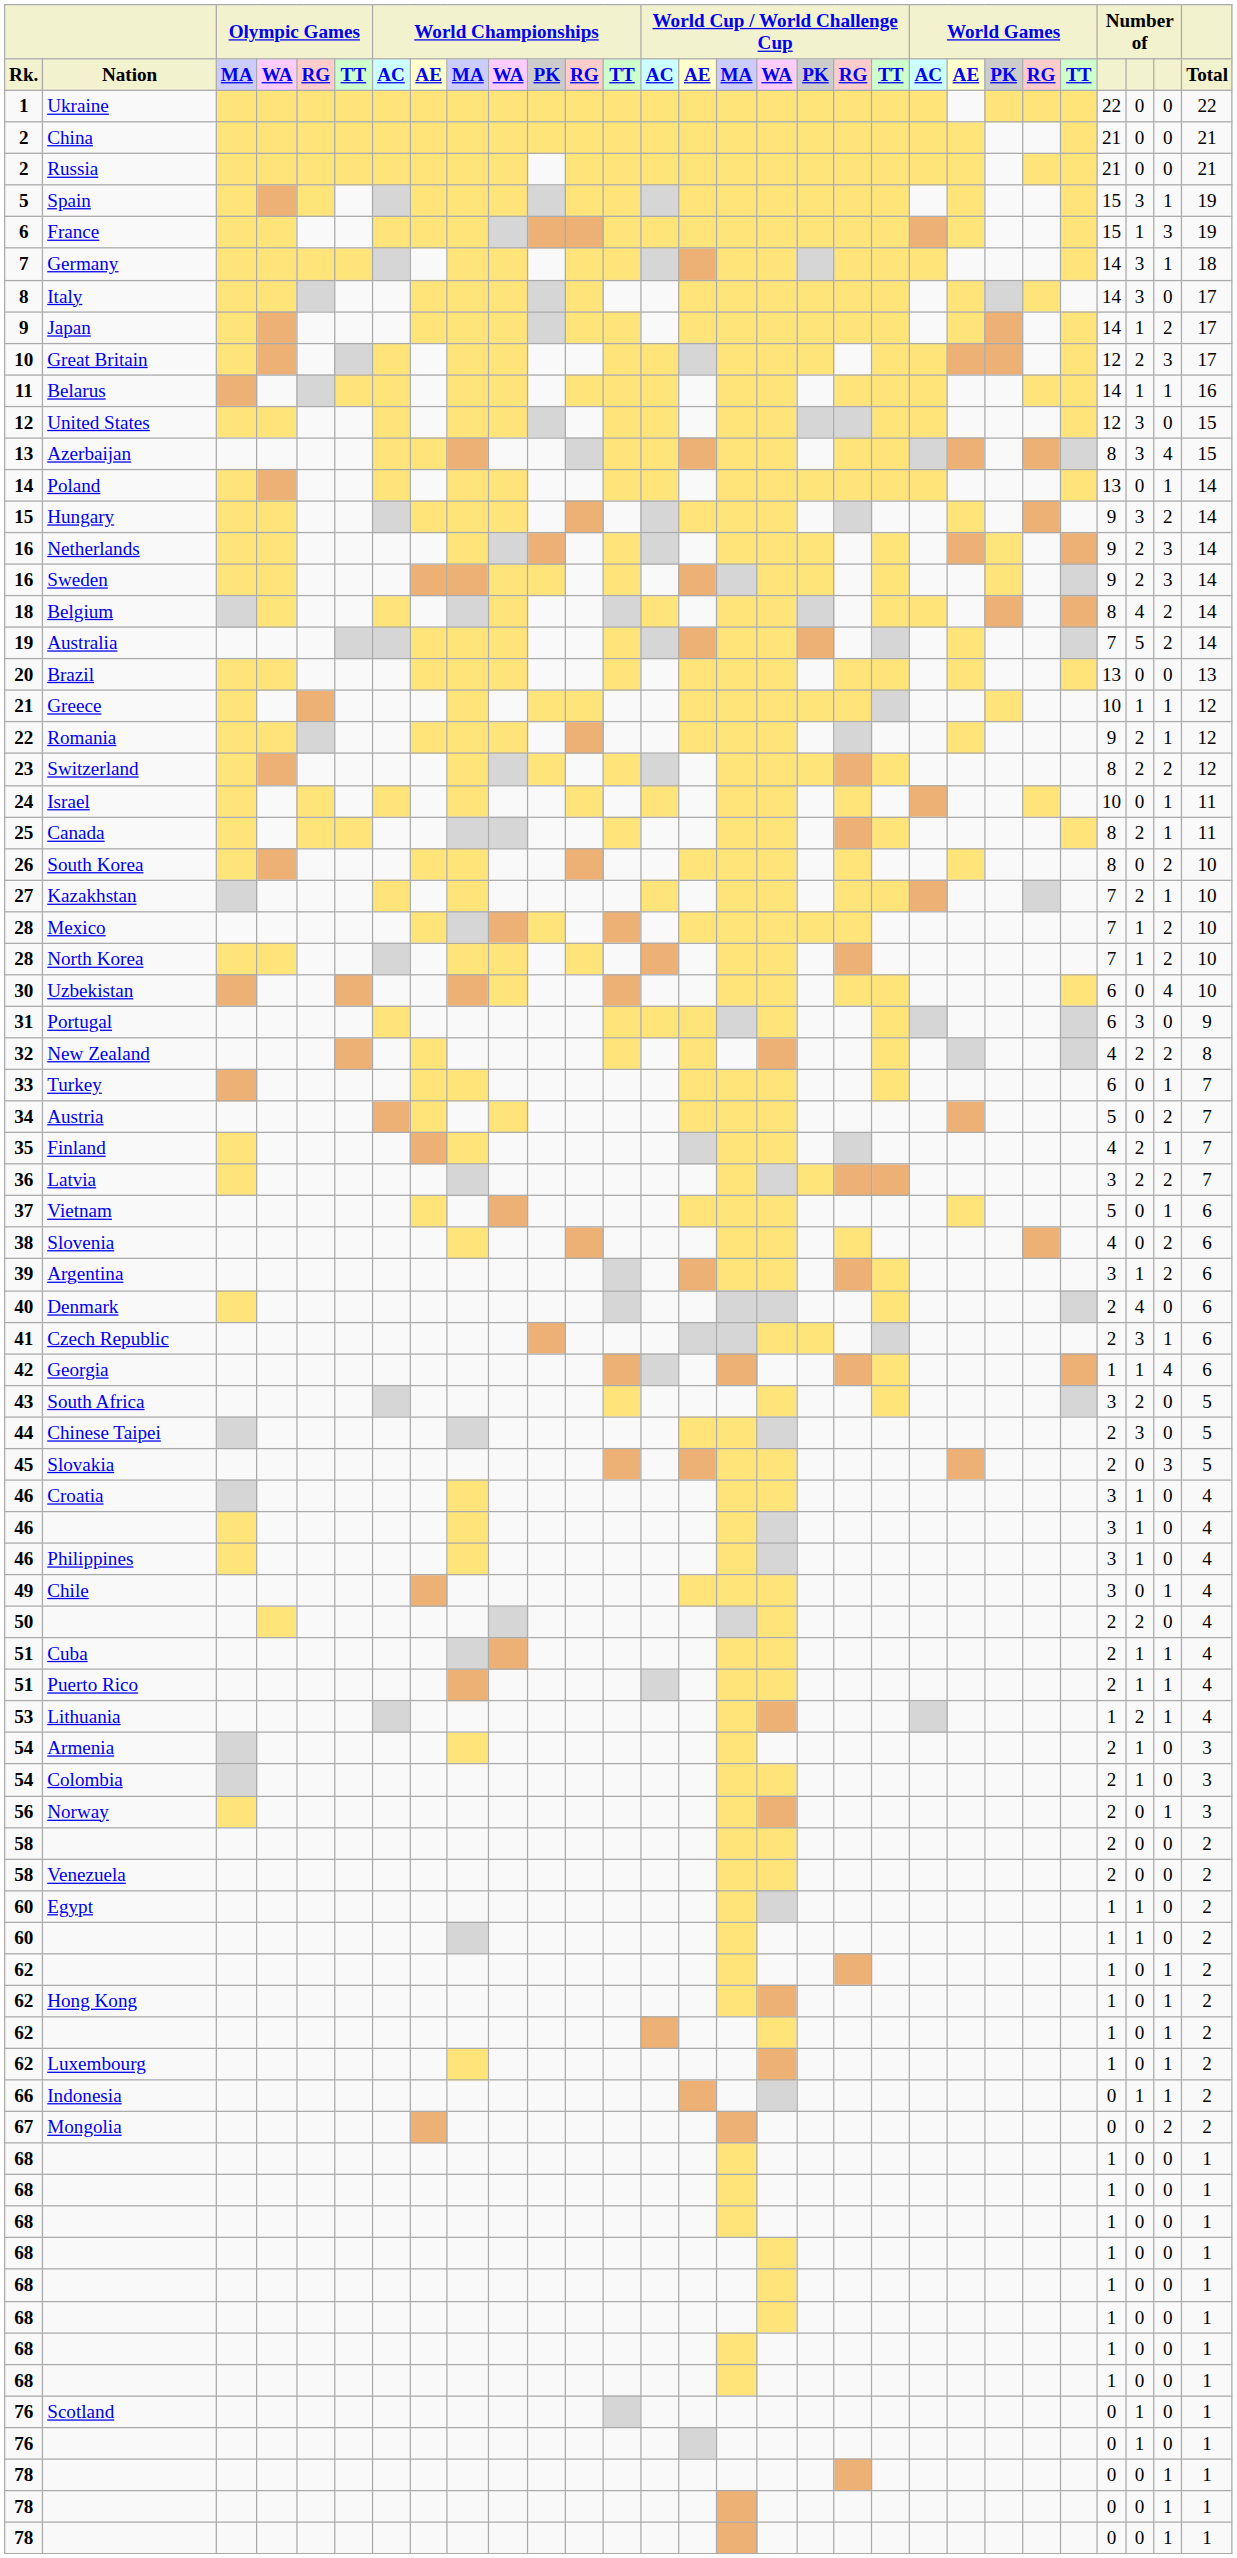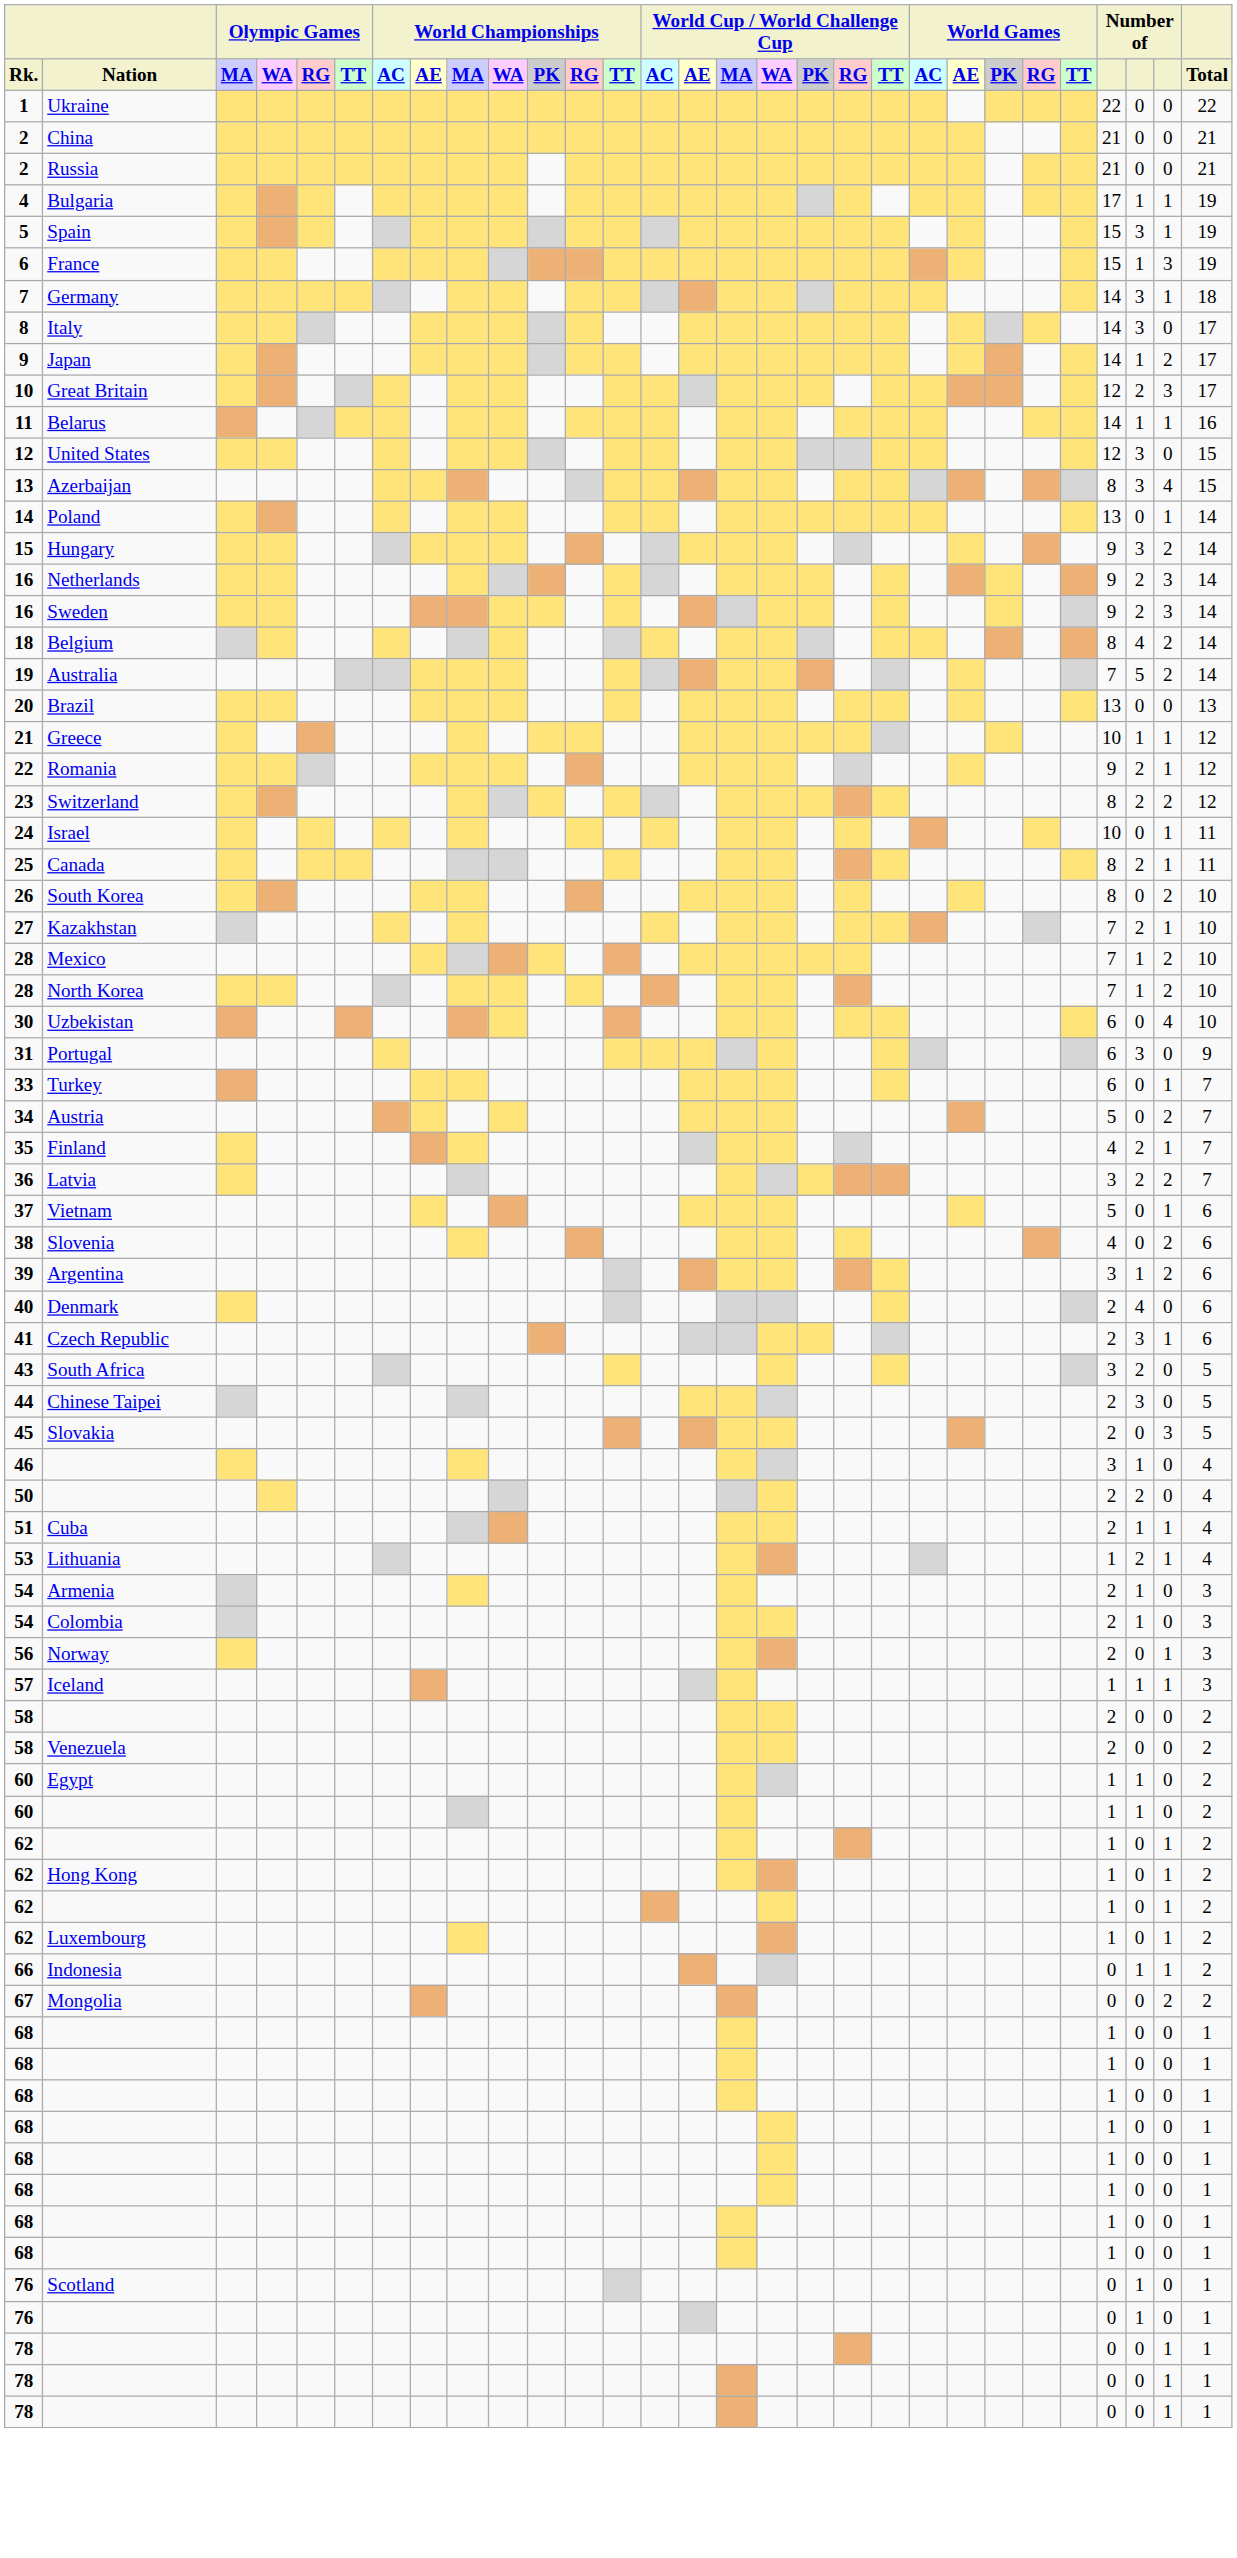+ row: (24, 200)
- row: (24, 1053)
- row: (24, 1369)
- row: (24, 1495)
- row: (24, 1558)
- row: (24, 1590)
- row: (24, 1685)
+ row: (24, 1685)
